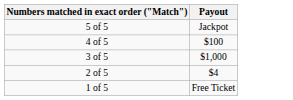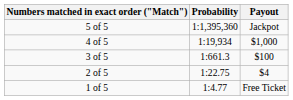+ column: (215, 12)
(214, 42) $100 -> (264, 42) $1,000
(214, 57) $1,000 -> (264, 57) $100
